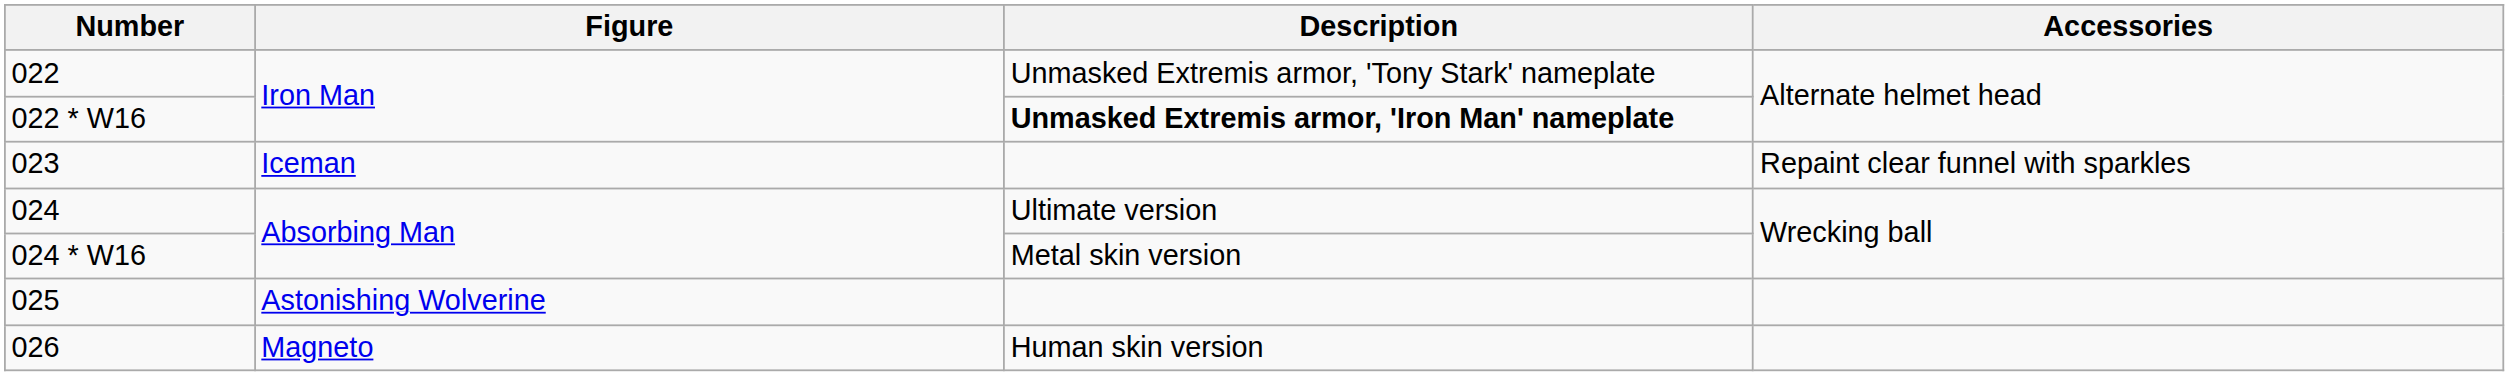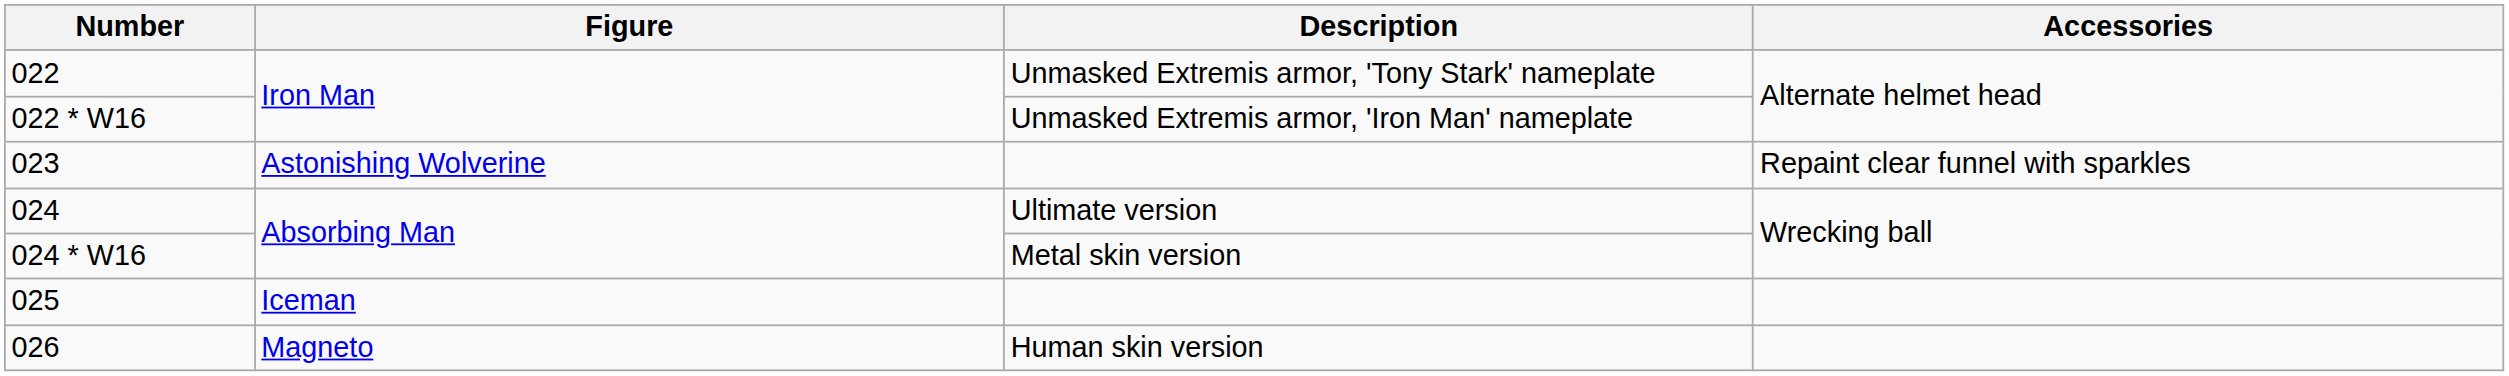(1342, 118) bold -> (1322, 118) normal
(309, 164) Iceman -> (404, 164) Astonishing Wolverine
(404, 301) Astonishing Wolverine -> (309, 301) Iceman
